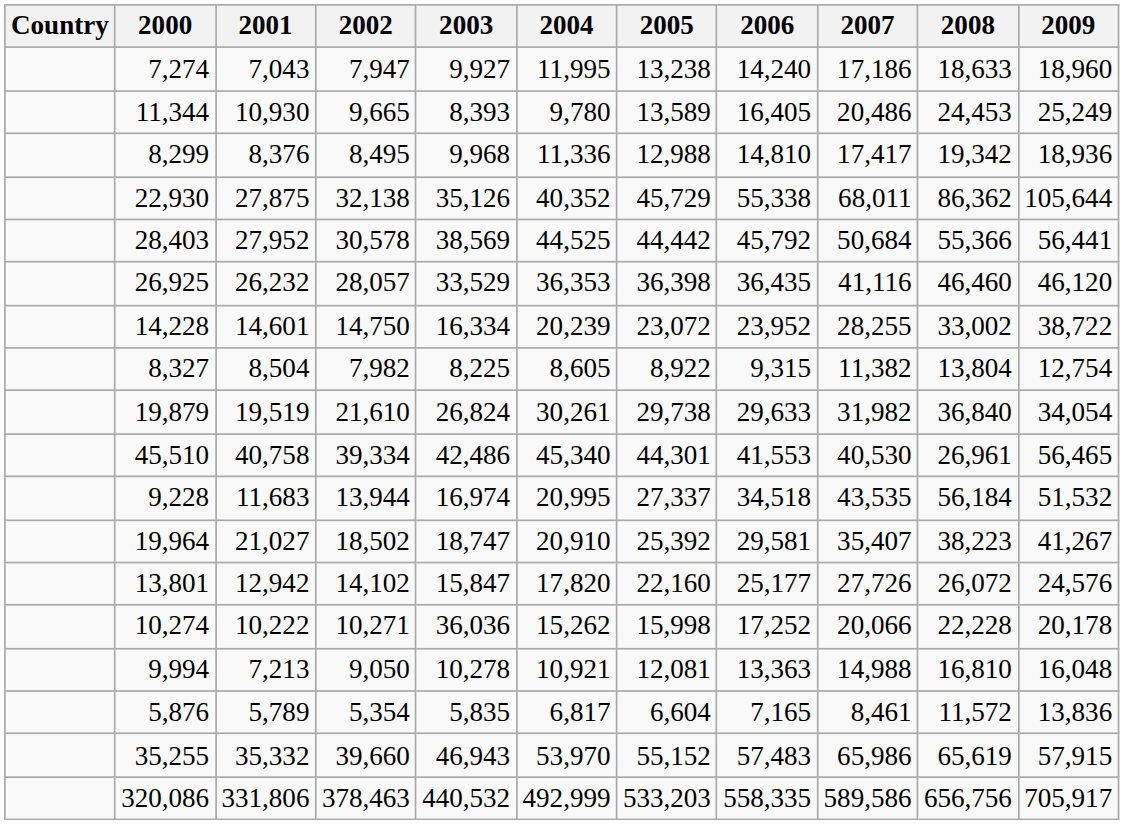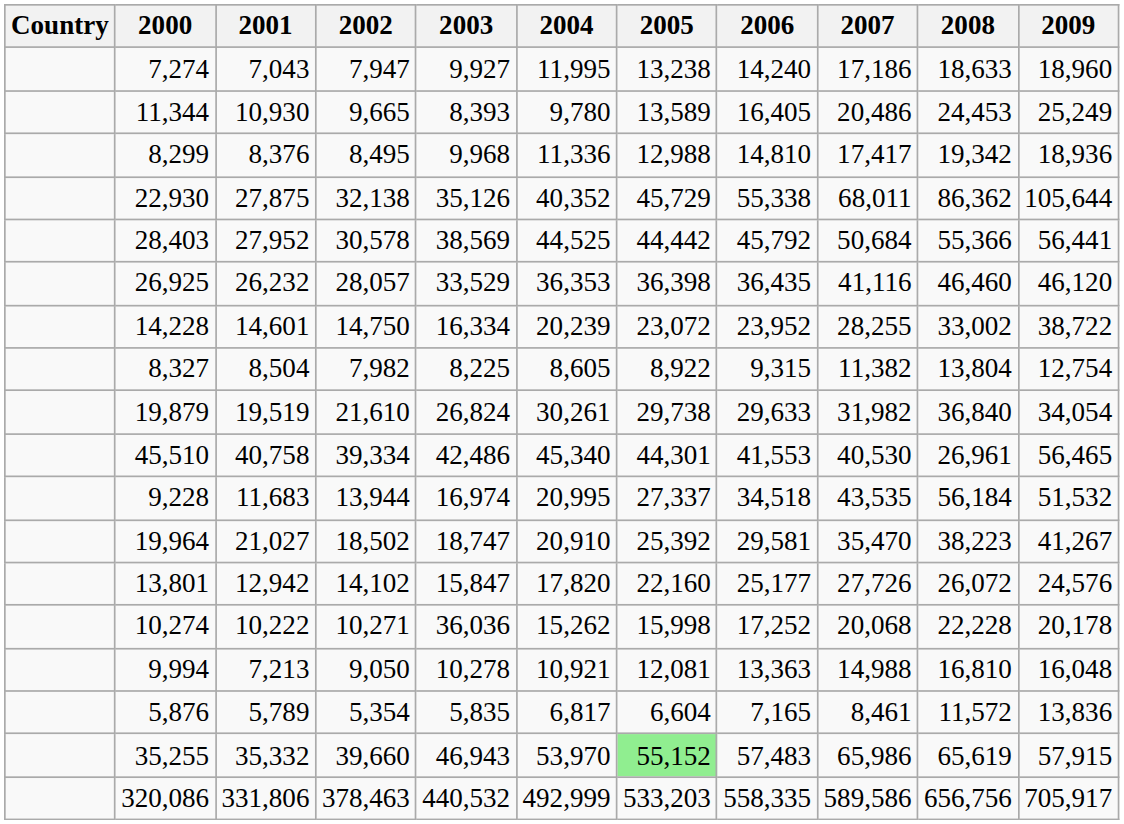(874, 540) 35,407 -> (874, 540) 35,470
(874, 626) 20,066 -> (874, 626) 20,068
(674, 754) no background -> (674, 754) lightgreen background
